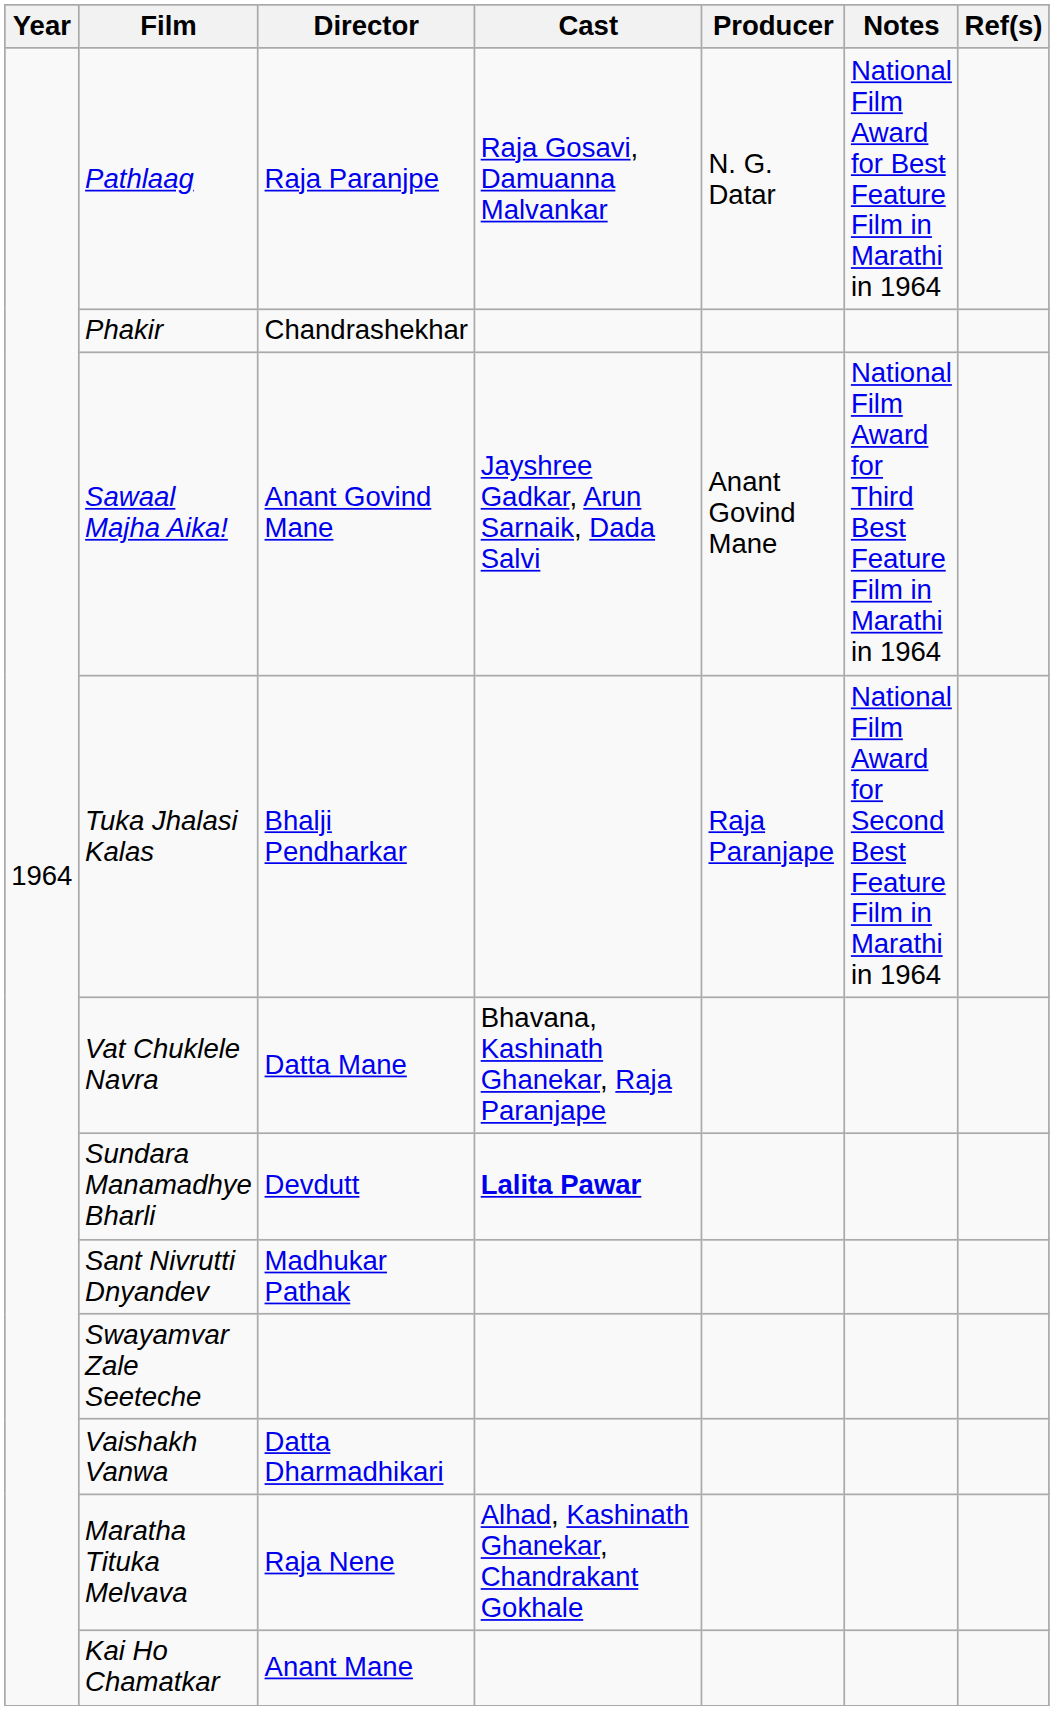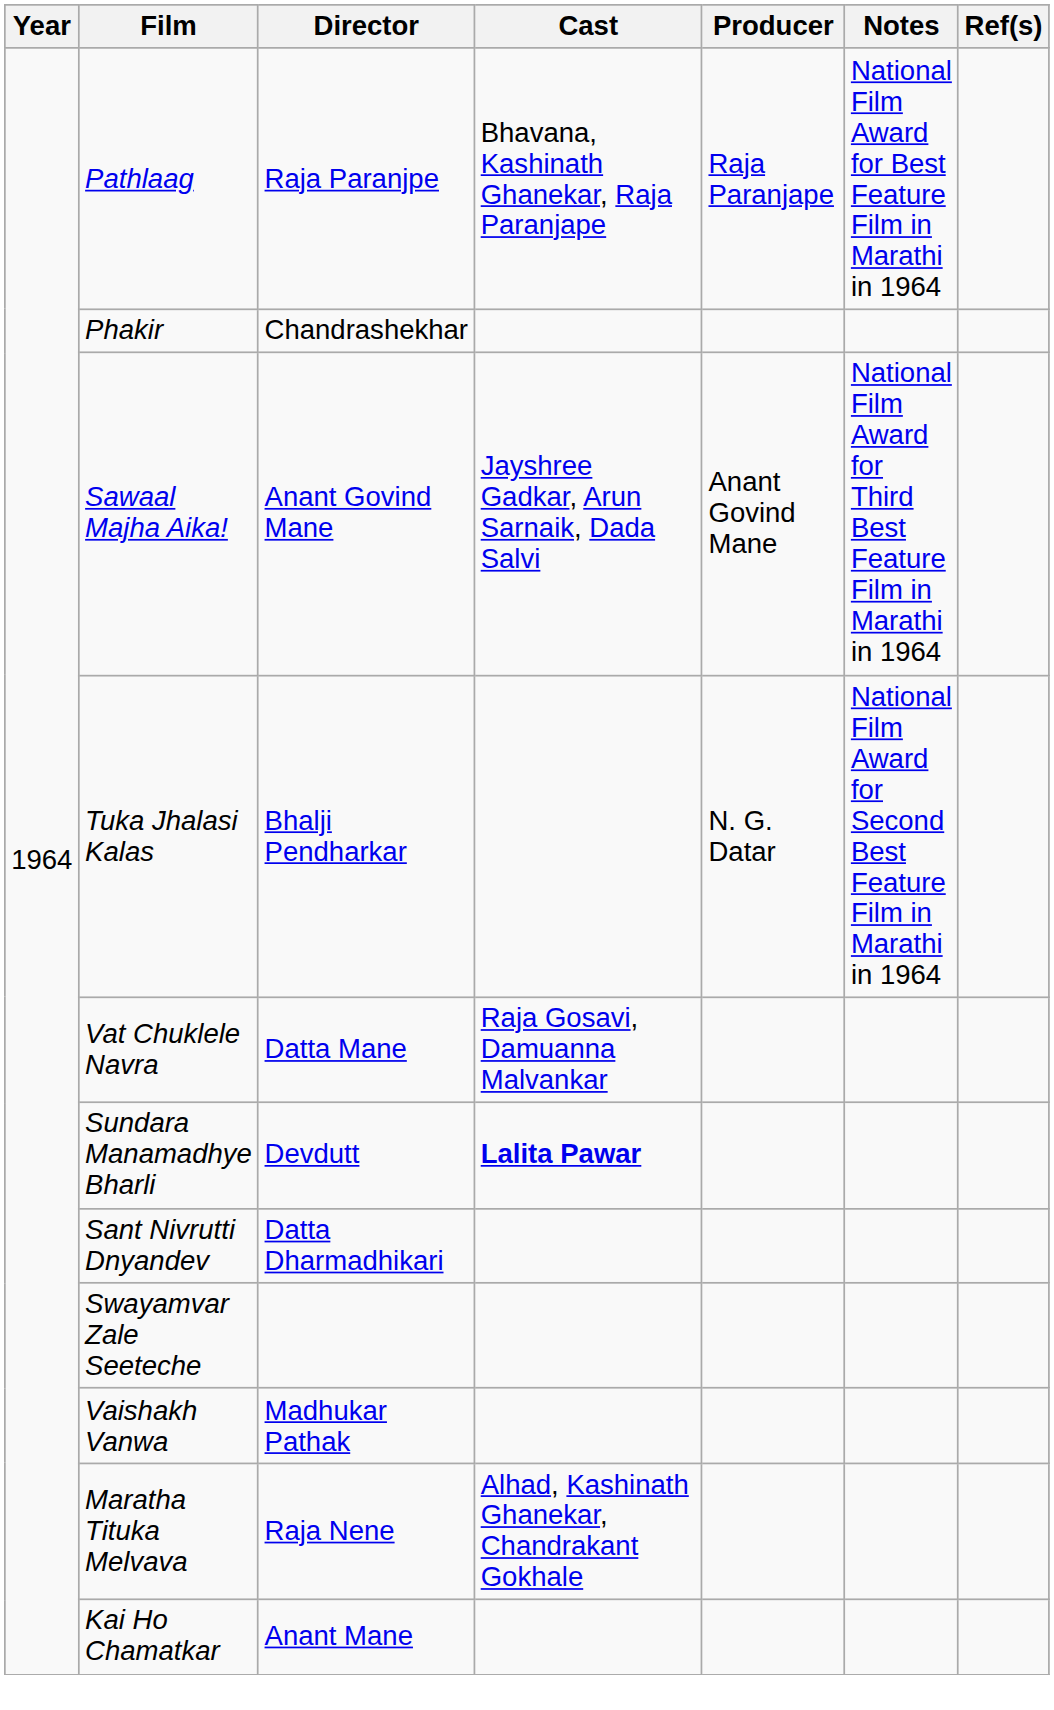(559, 178) Raja Gosavi, Damuanna Malvankar -> (576, 178) Bhavana, Kashinath Ghanekar, Raja Paranjape
(742, 178) N. G. Datar -> (771, 178) Raja Paranjape
(771, 835) Raja Paranjape -> (742, 835) N. G. Datar
(576, 1064) Bhavana, Kashinath Ghanekar, Raja Paranjape -> (559, 1049) Raja Gosavi, Damuanna Malvankar
(326, 1276) Madhukar Pathak -> (354, 1245) Datta Dharmadhikari
(354, 1456) Datta Dharmadhikari -> (326, 1425) Madhukar Pathak
